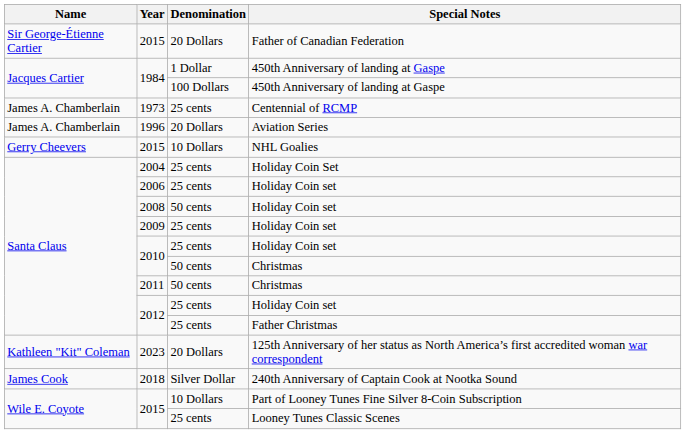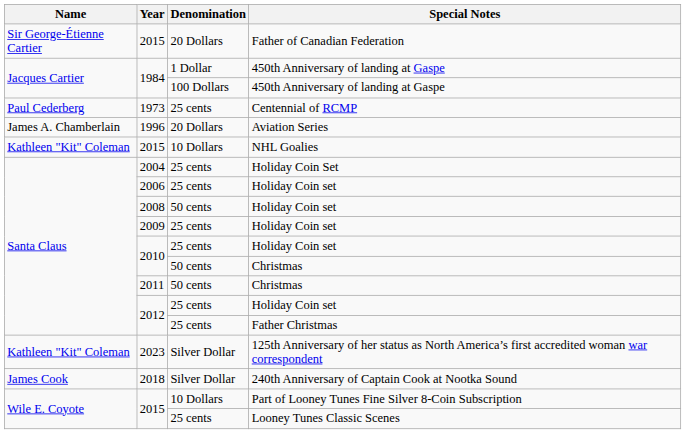(64, 107) James A. Chamberlain -> (46, 107) Paul Cederberg
(47, 147) Gerry Cheevers -> (69, 147) Kathleen "Kit" Coleman
(197, 352) 20 Dollars -> (203, 352) Silver Dollar
